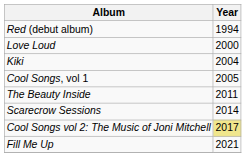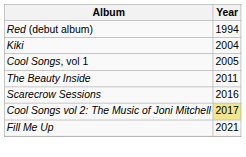- row: (31, 45)
(227, 111) 2014 -> (227, 95) 2016
